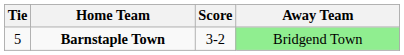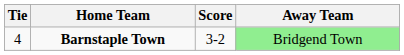(18, 38) 5 -> (18, 38) 4
